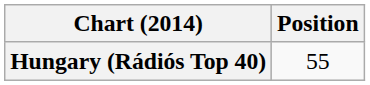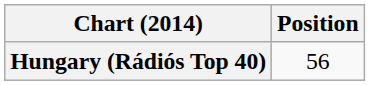(318, 60) 55 -> (318, 60) 56
